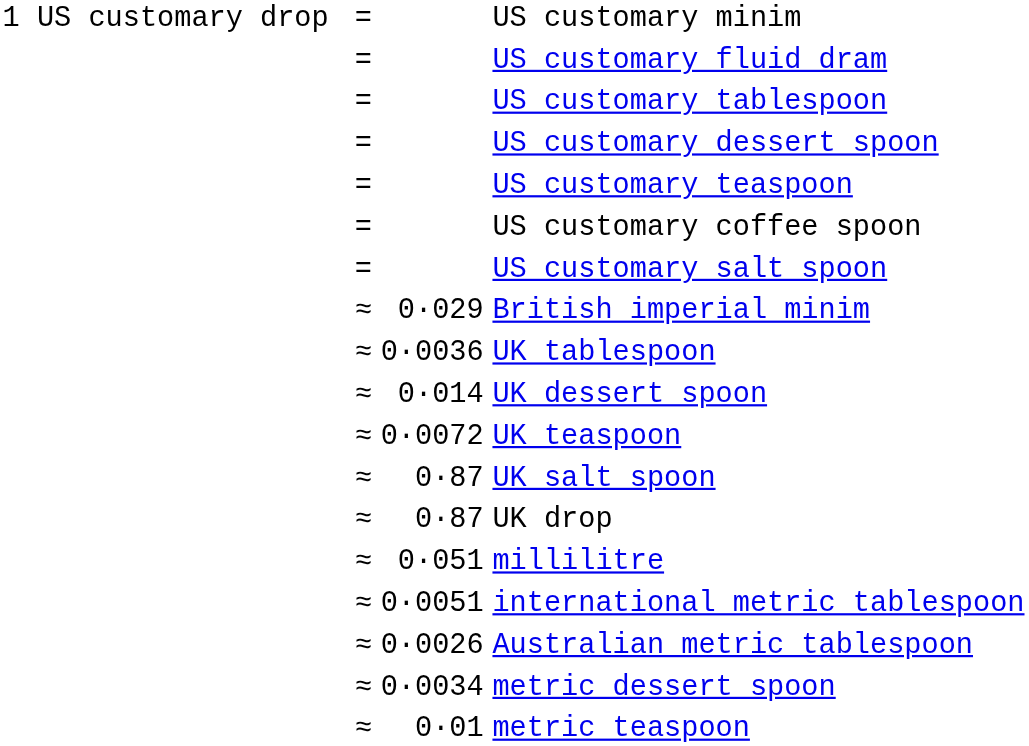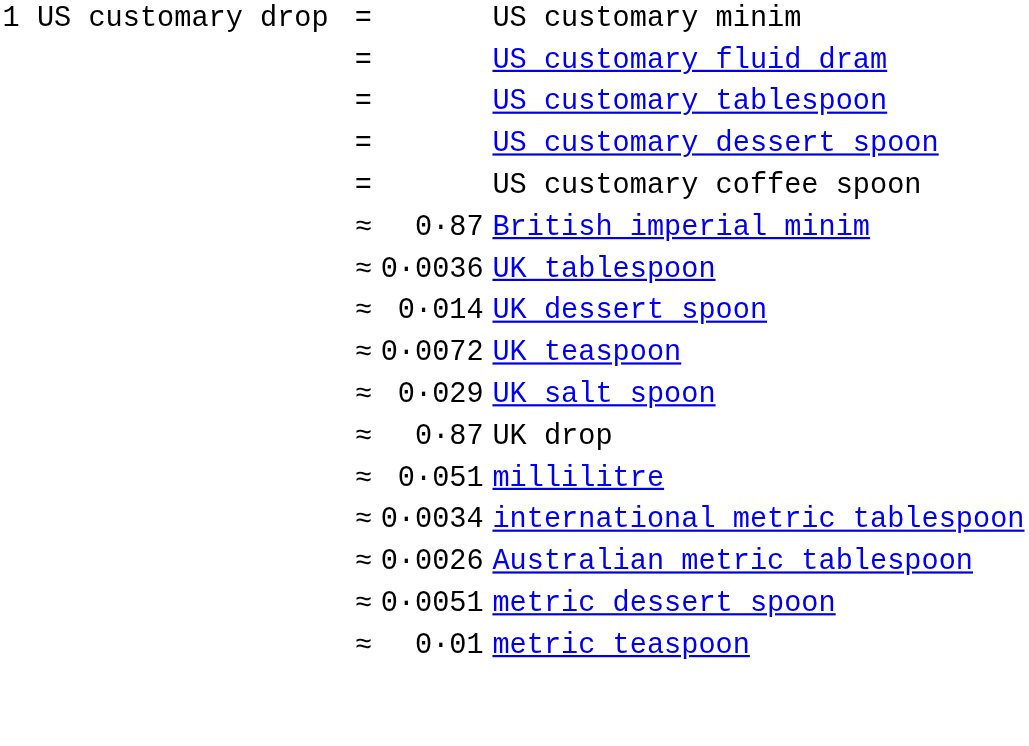- row: (673, 185)
- row: (690, 269)
(441, 311) 0·029 -> (449, 227) 0·87
(449, 478) 0·87 -> (441, 394) 0·029
(432, 603) 0·0051 -> (432, 520) 0·0034
(432, 687) 0·0034 -> (432, 603) 0·0051
